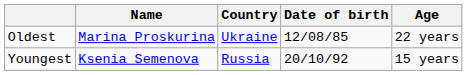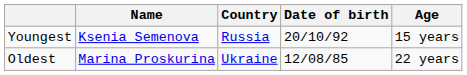rows swapped: (40, 59) <-> (32, 37)
